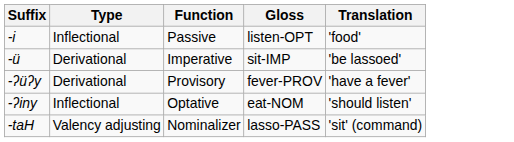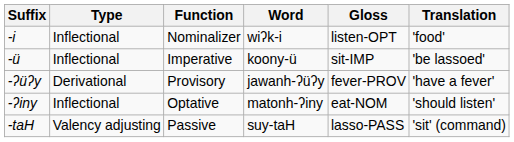+ column: (286, 15)
(192, 37) Passive -> (204, 37) Nominalizer
(89, 59) Derivational -> (86, 59) Inflectional
(204, 125) Nominalizer -> (192, 125) Passive
